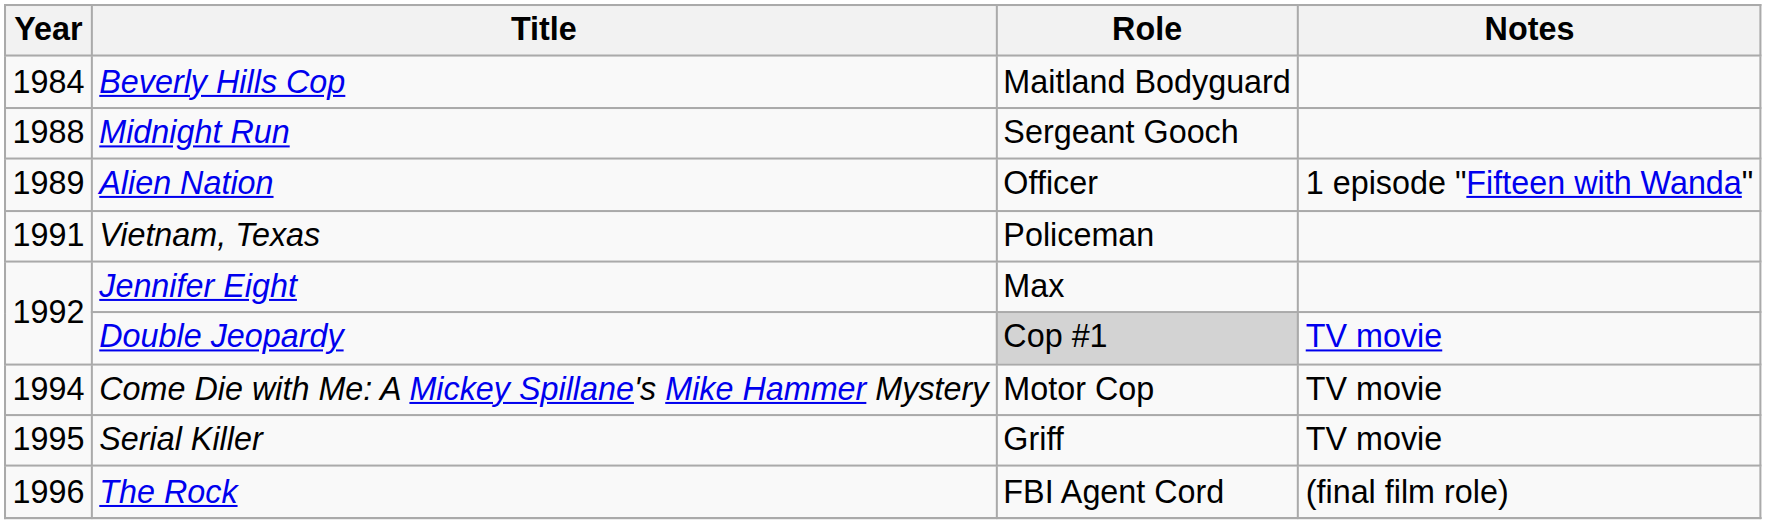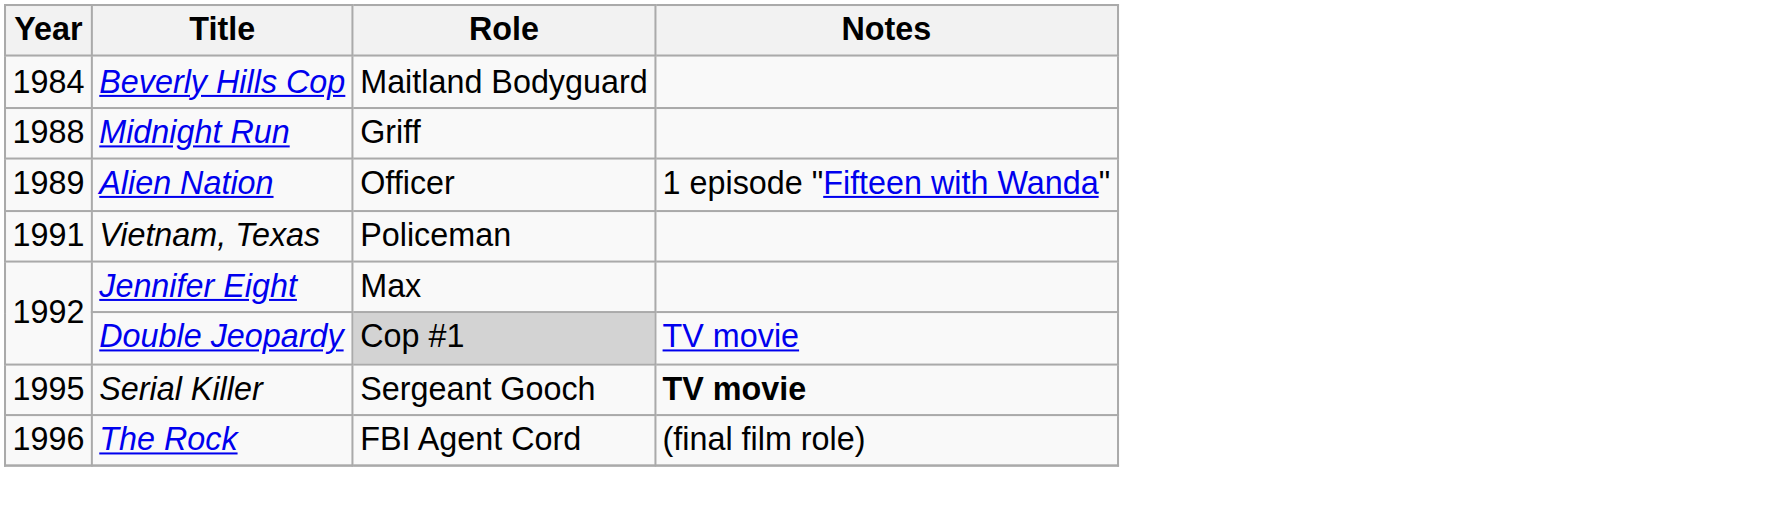(1121, 132) Sergeant Gooch -> (390, 132) Griff
- row: (544, 388)
(1034, 440) Griff -> (478, 388) Sergeant Gooch
(1374, 440) normal -> (734, 388) bold
